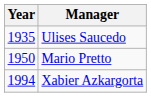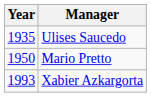(21, 80) 1994 -> (21, 80) 1993
